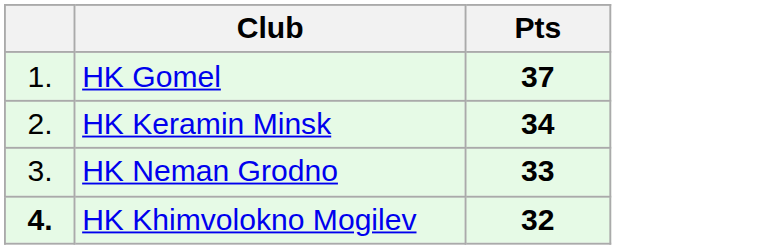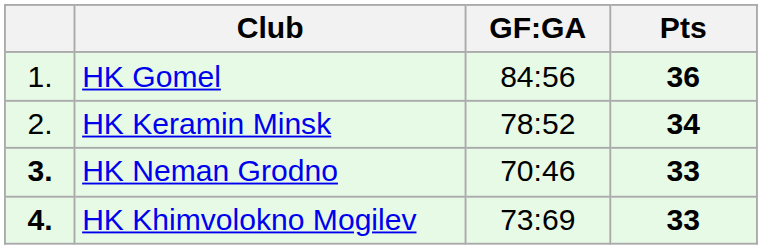+ column: (538, 28)
(538, 76) 37 -> (683, 76) 36
(40, 171) normal -> (40, 171) bold
(538, 219) 32 -> (683, 219) 33
